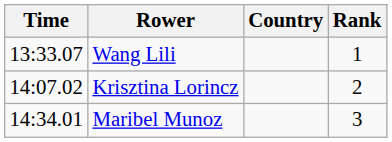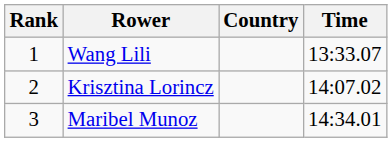columns swapped: (357, 20) <-> (46, 20)
